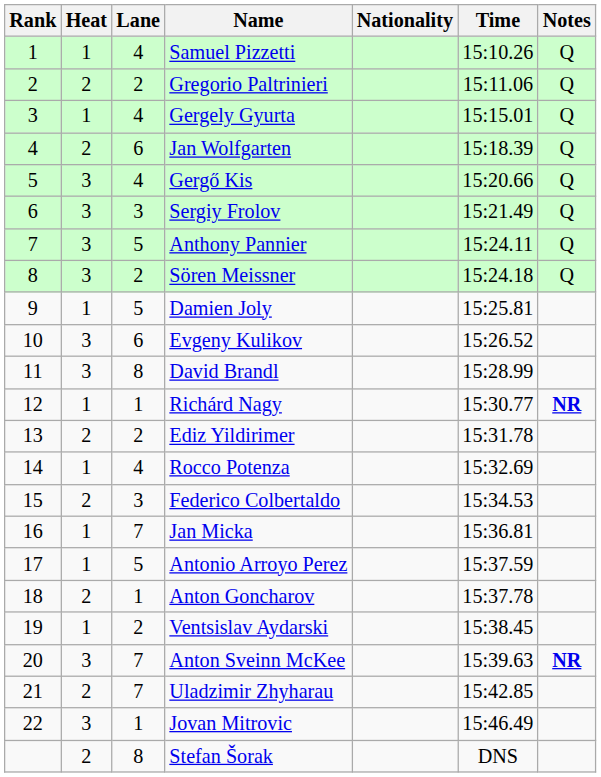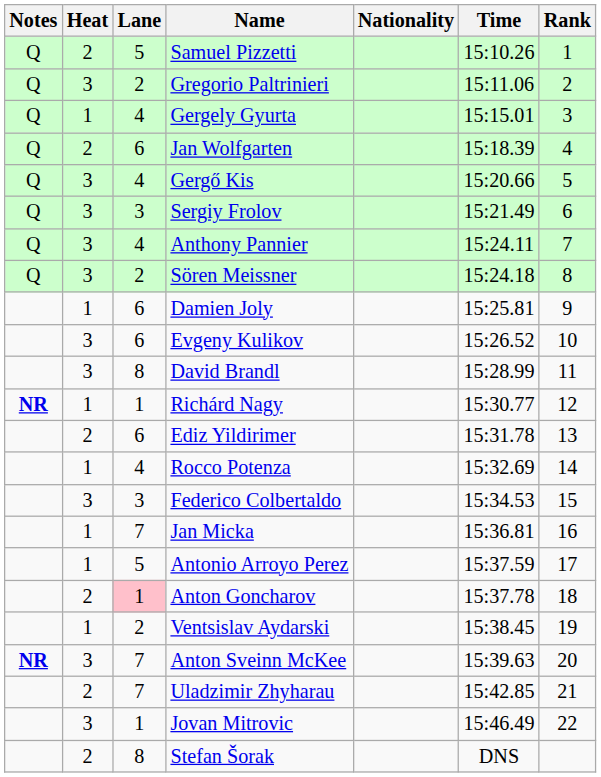columns swapped: (33, 20) <-> (567, 20)
(86, 52) 1 -> (87, 52) 2
(138, 52) 4 -> (139, 52) 5
(86, 84) 2 -> (87, 84) 3
(138, 244) 5 -> (139, 244) 4
(138, 308) 5 -> (139, 308) 6
(138, 436) 2 -> (139, 436) 6
(86, 500) 2 -> (87, 500) 3
(138, 595) no background -> (139, 595) pink background
